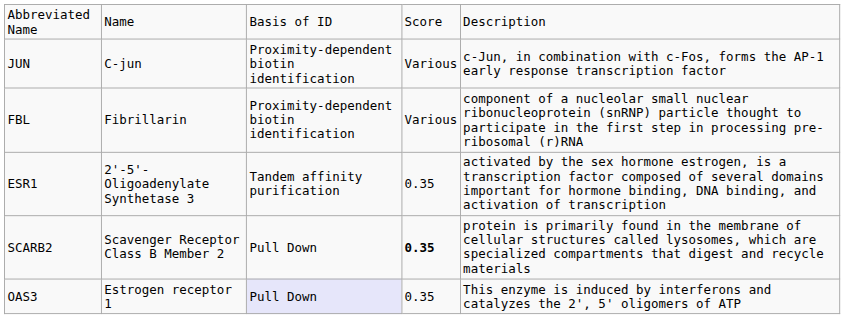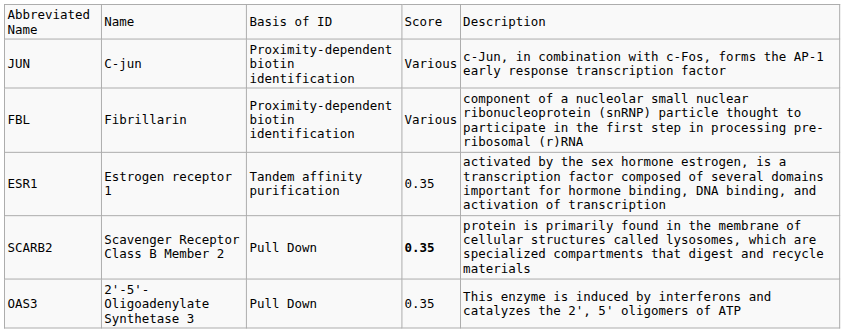(157, 184) 2'-5'-Oligoadenylate Synthetase 3 -> (168, 184) Estrogen receptor 1
(168, 296) Estrogen receptor 1 -> (157, 304) 2'-5'-Oligoadenylate Synthetase 3
(283, 296) lavender background -> (283, 304) no background
